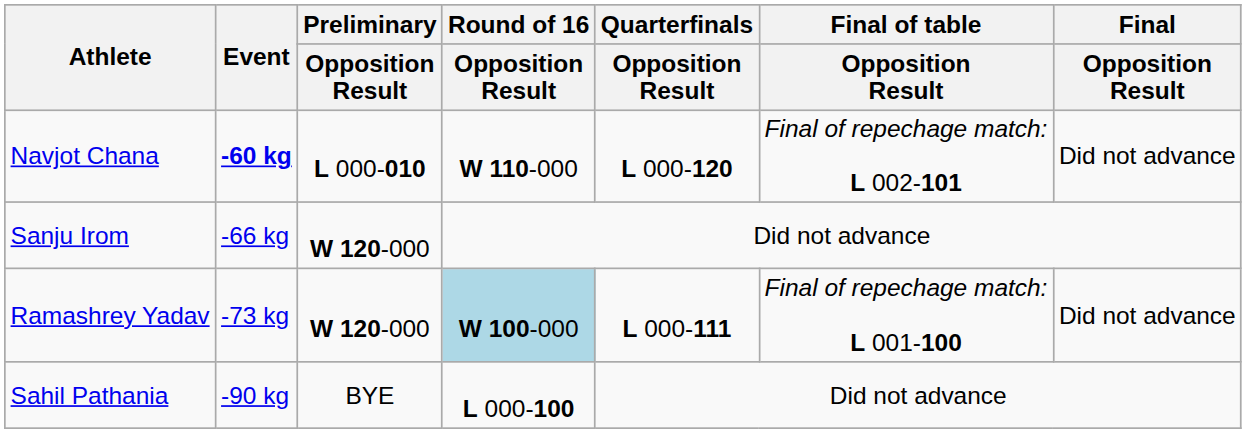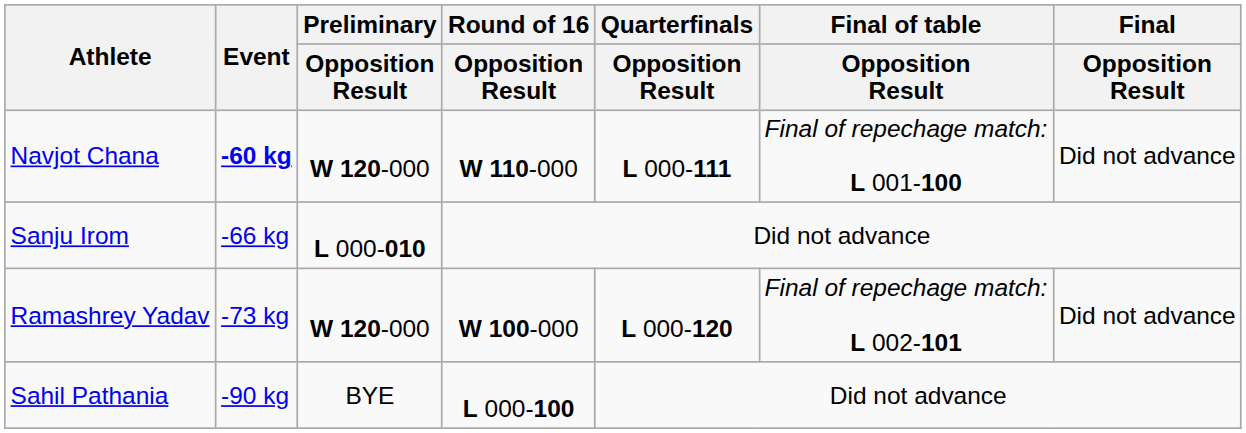(370, 170) L 000-010 -> (370, 170) W 120-000
(677, 170) L 000-120 -> (677, 170) L 000-111
(906, 156) Final of repechage match: L 002-101 -> (906, 156) Final of repechage match: L 001-100
(370, 249) W 120-000 -> (370, 249) L 000-010
(519, 329) lightblue background -> (519, 329) no background
(677, 329) L 000-111 -> (677, 329) L 000-120
(906, 315) Final of repechage match: L 001-100 -> (906, 315) Final of repechage match: L 002-101
